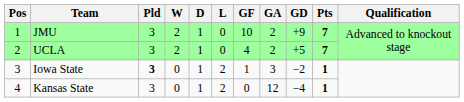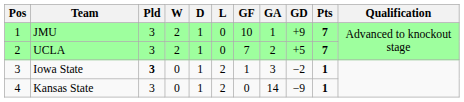(273, 32) 2 -> (273, 32) 1
(247, 50) 4 -> (247, 50) 7
(273, 87) 12 -> (273, 87) 14
(299, 87) −4 -> (299, 87) −9
